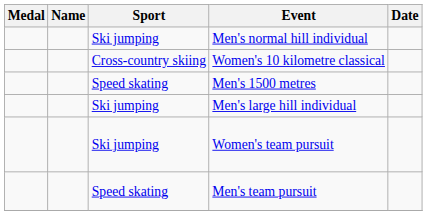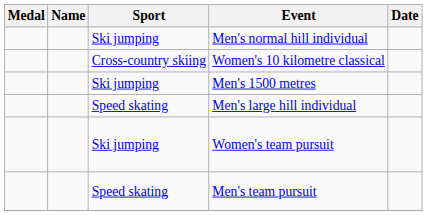(130, 83) Speed skating -> (125, 83) Ski jumping
(125, 106) Ski jumping -> (130, 106) Speed skating
